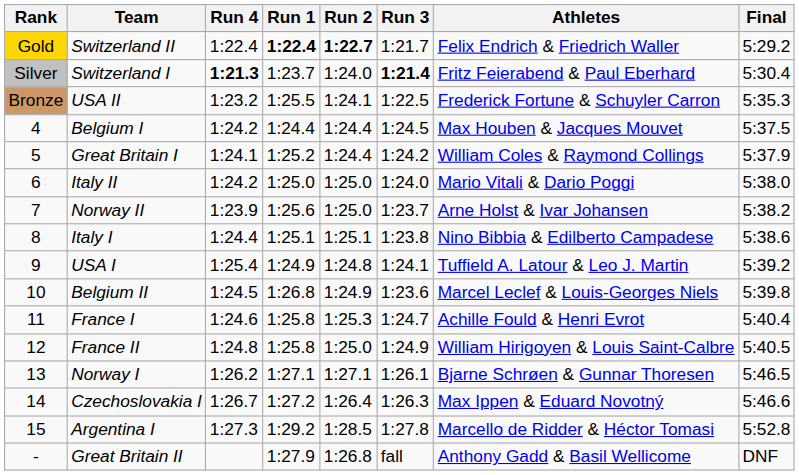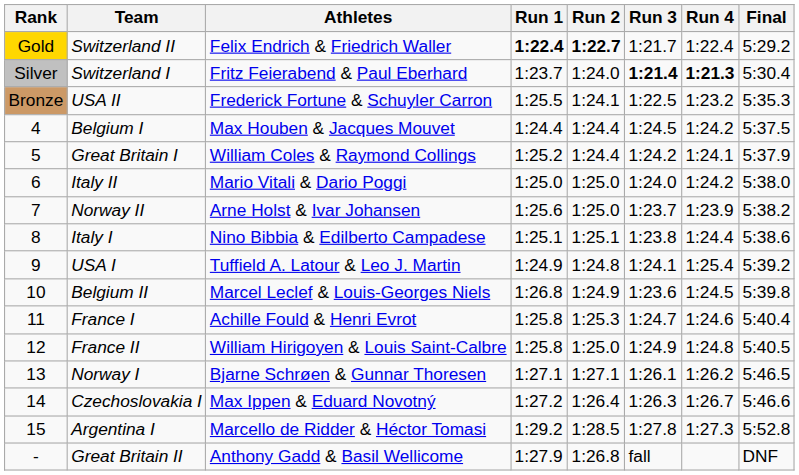columns swapped: (586, 18) <-> (234, 18)
